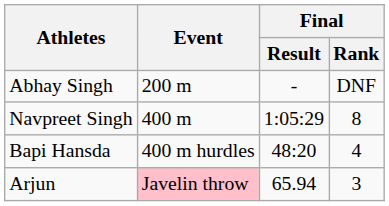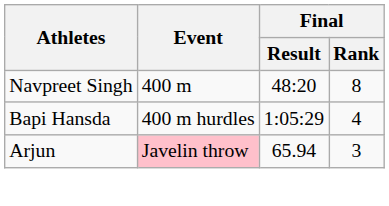- row: (61, 86)
(294, 118) 1:05:29 -> (294, 86) 48:20
(294, 151) 48:20 -> (294, 118) 1:05:29
